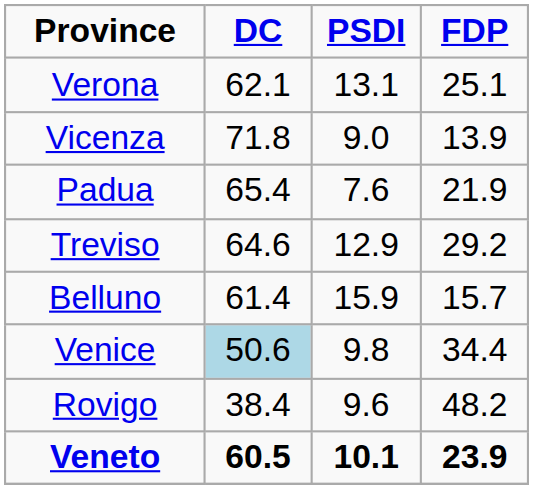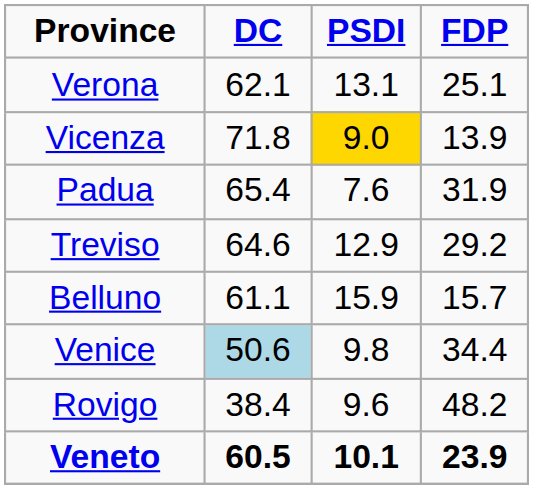(366, 137) no background -> (366, 137) gold background
(475, 191) 21.9 -> (475, 191) 31.9
(258, 297) 61.4 -> (258, 297) 61.1
